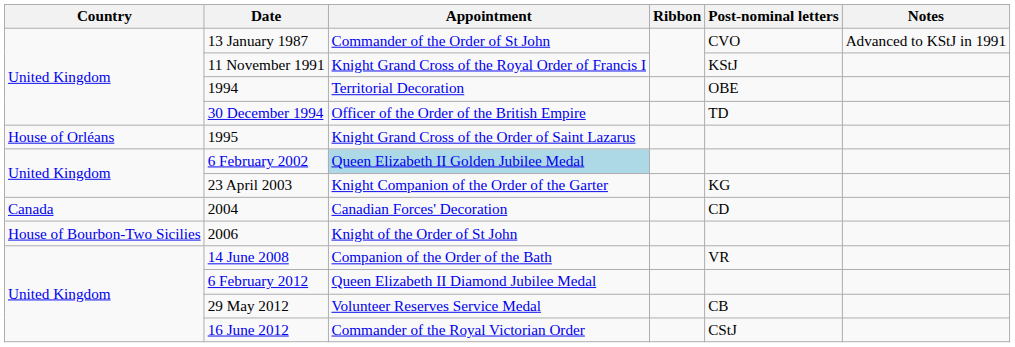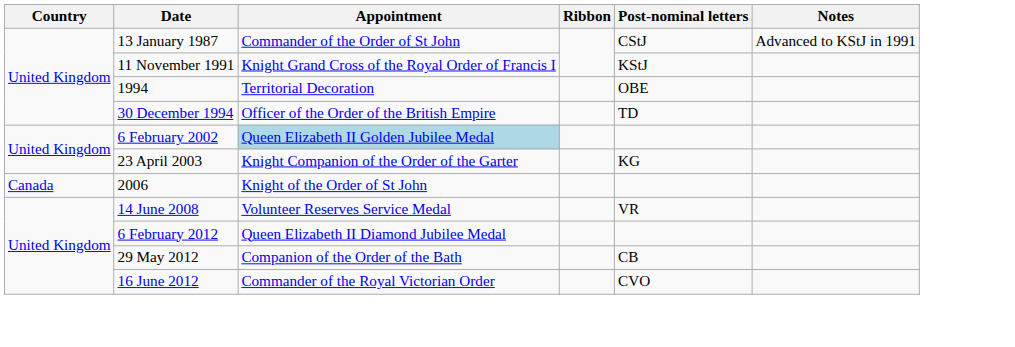(724, 40) CVO -> (632, 40) CStJ
- row: (223, 137)
- row: (223, 209)
(104, 233) House of Bourbon-Two Sicilies -> (31, 185) Canada
(442, 257) Companion of the Order of the Bath -> (346, 209) Volunteer Reserves Service Medal
(436, 305) Volunteer Reserves Service Medal -> (352, 257) Companion of the Order of the Bath
(723, 329) CStJ -> (634, 281) CVO
